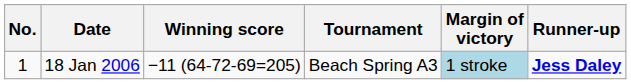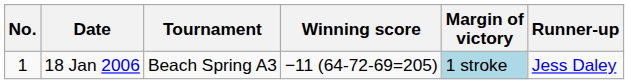columns swapped: (373, 28) <-> (224, 28)
(577, 65) bold -> (574, 65) normal
